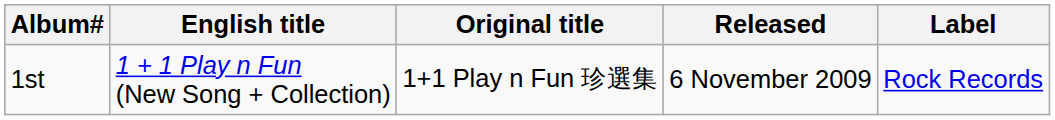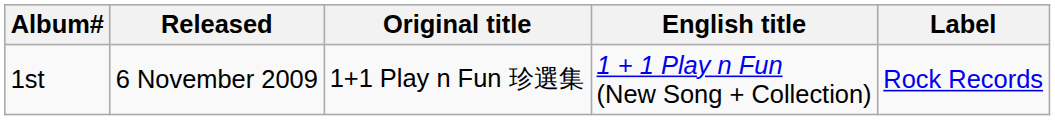columns swapped: (253, 24) <-> (770, 24)
